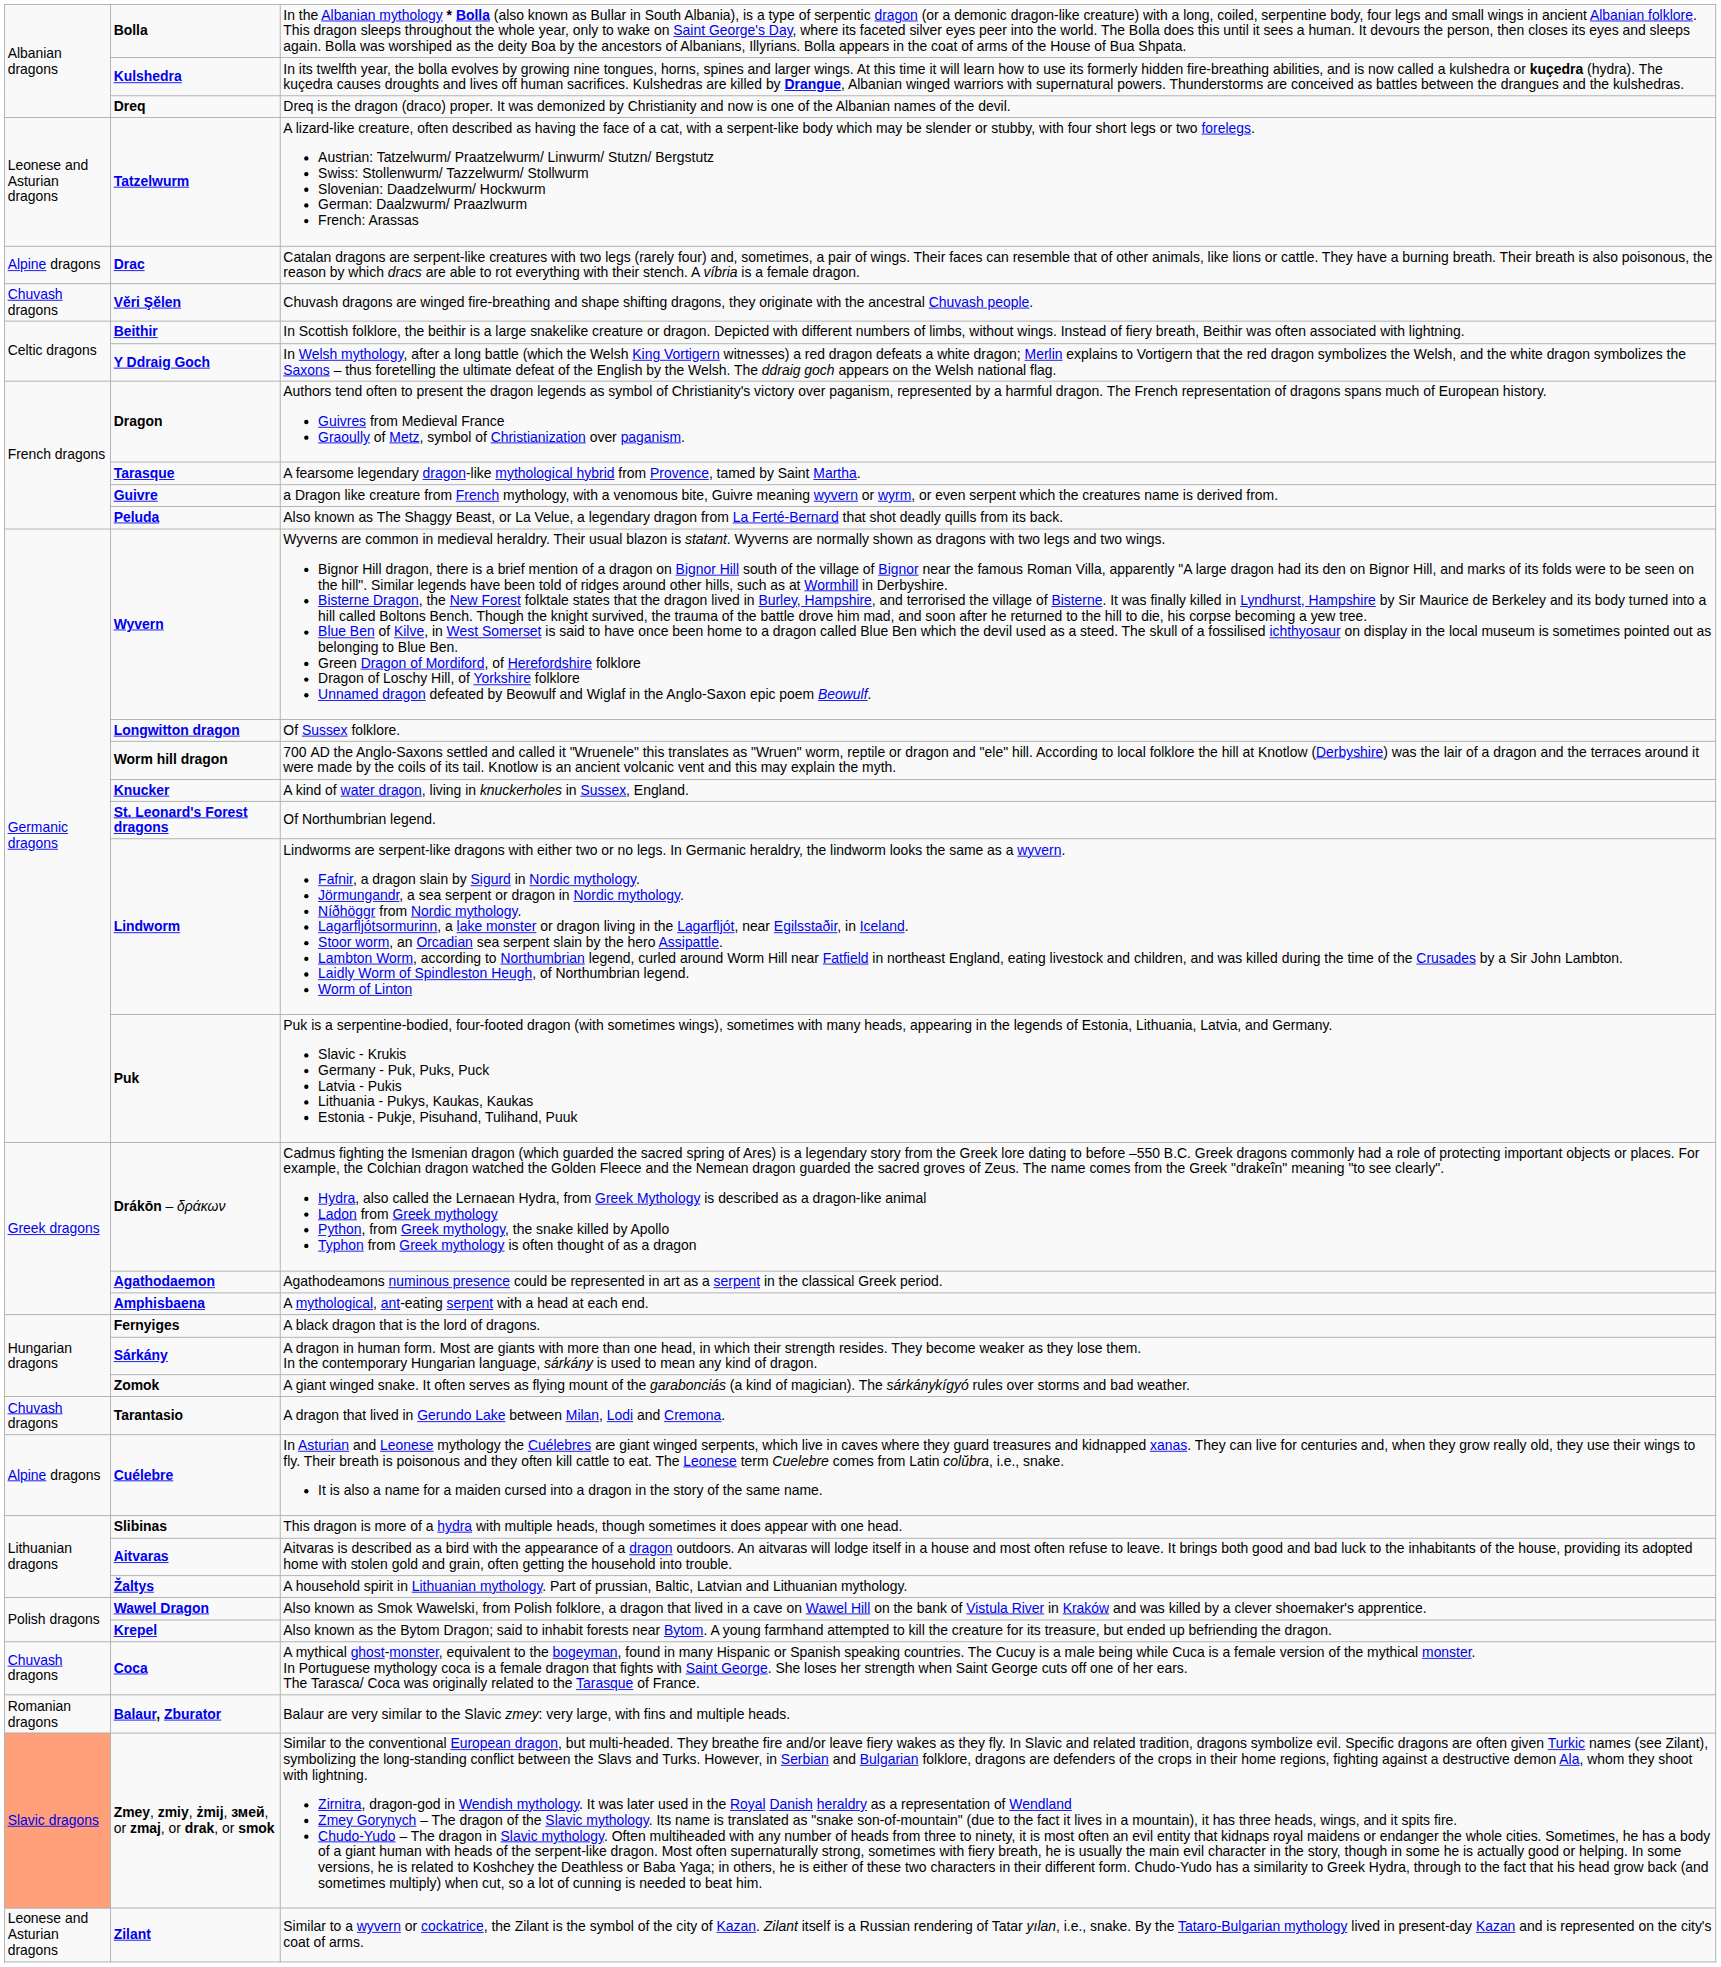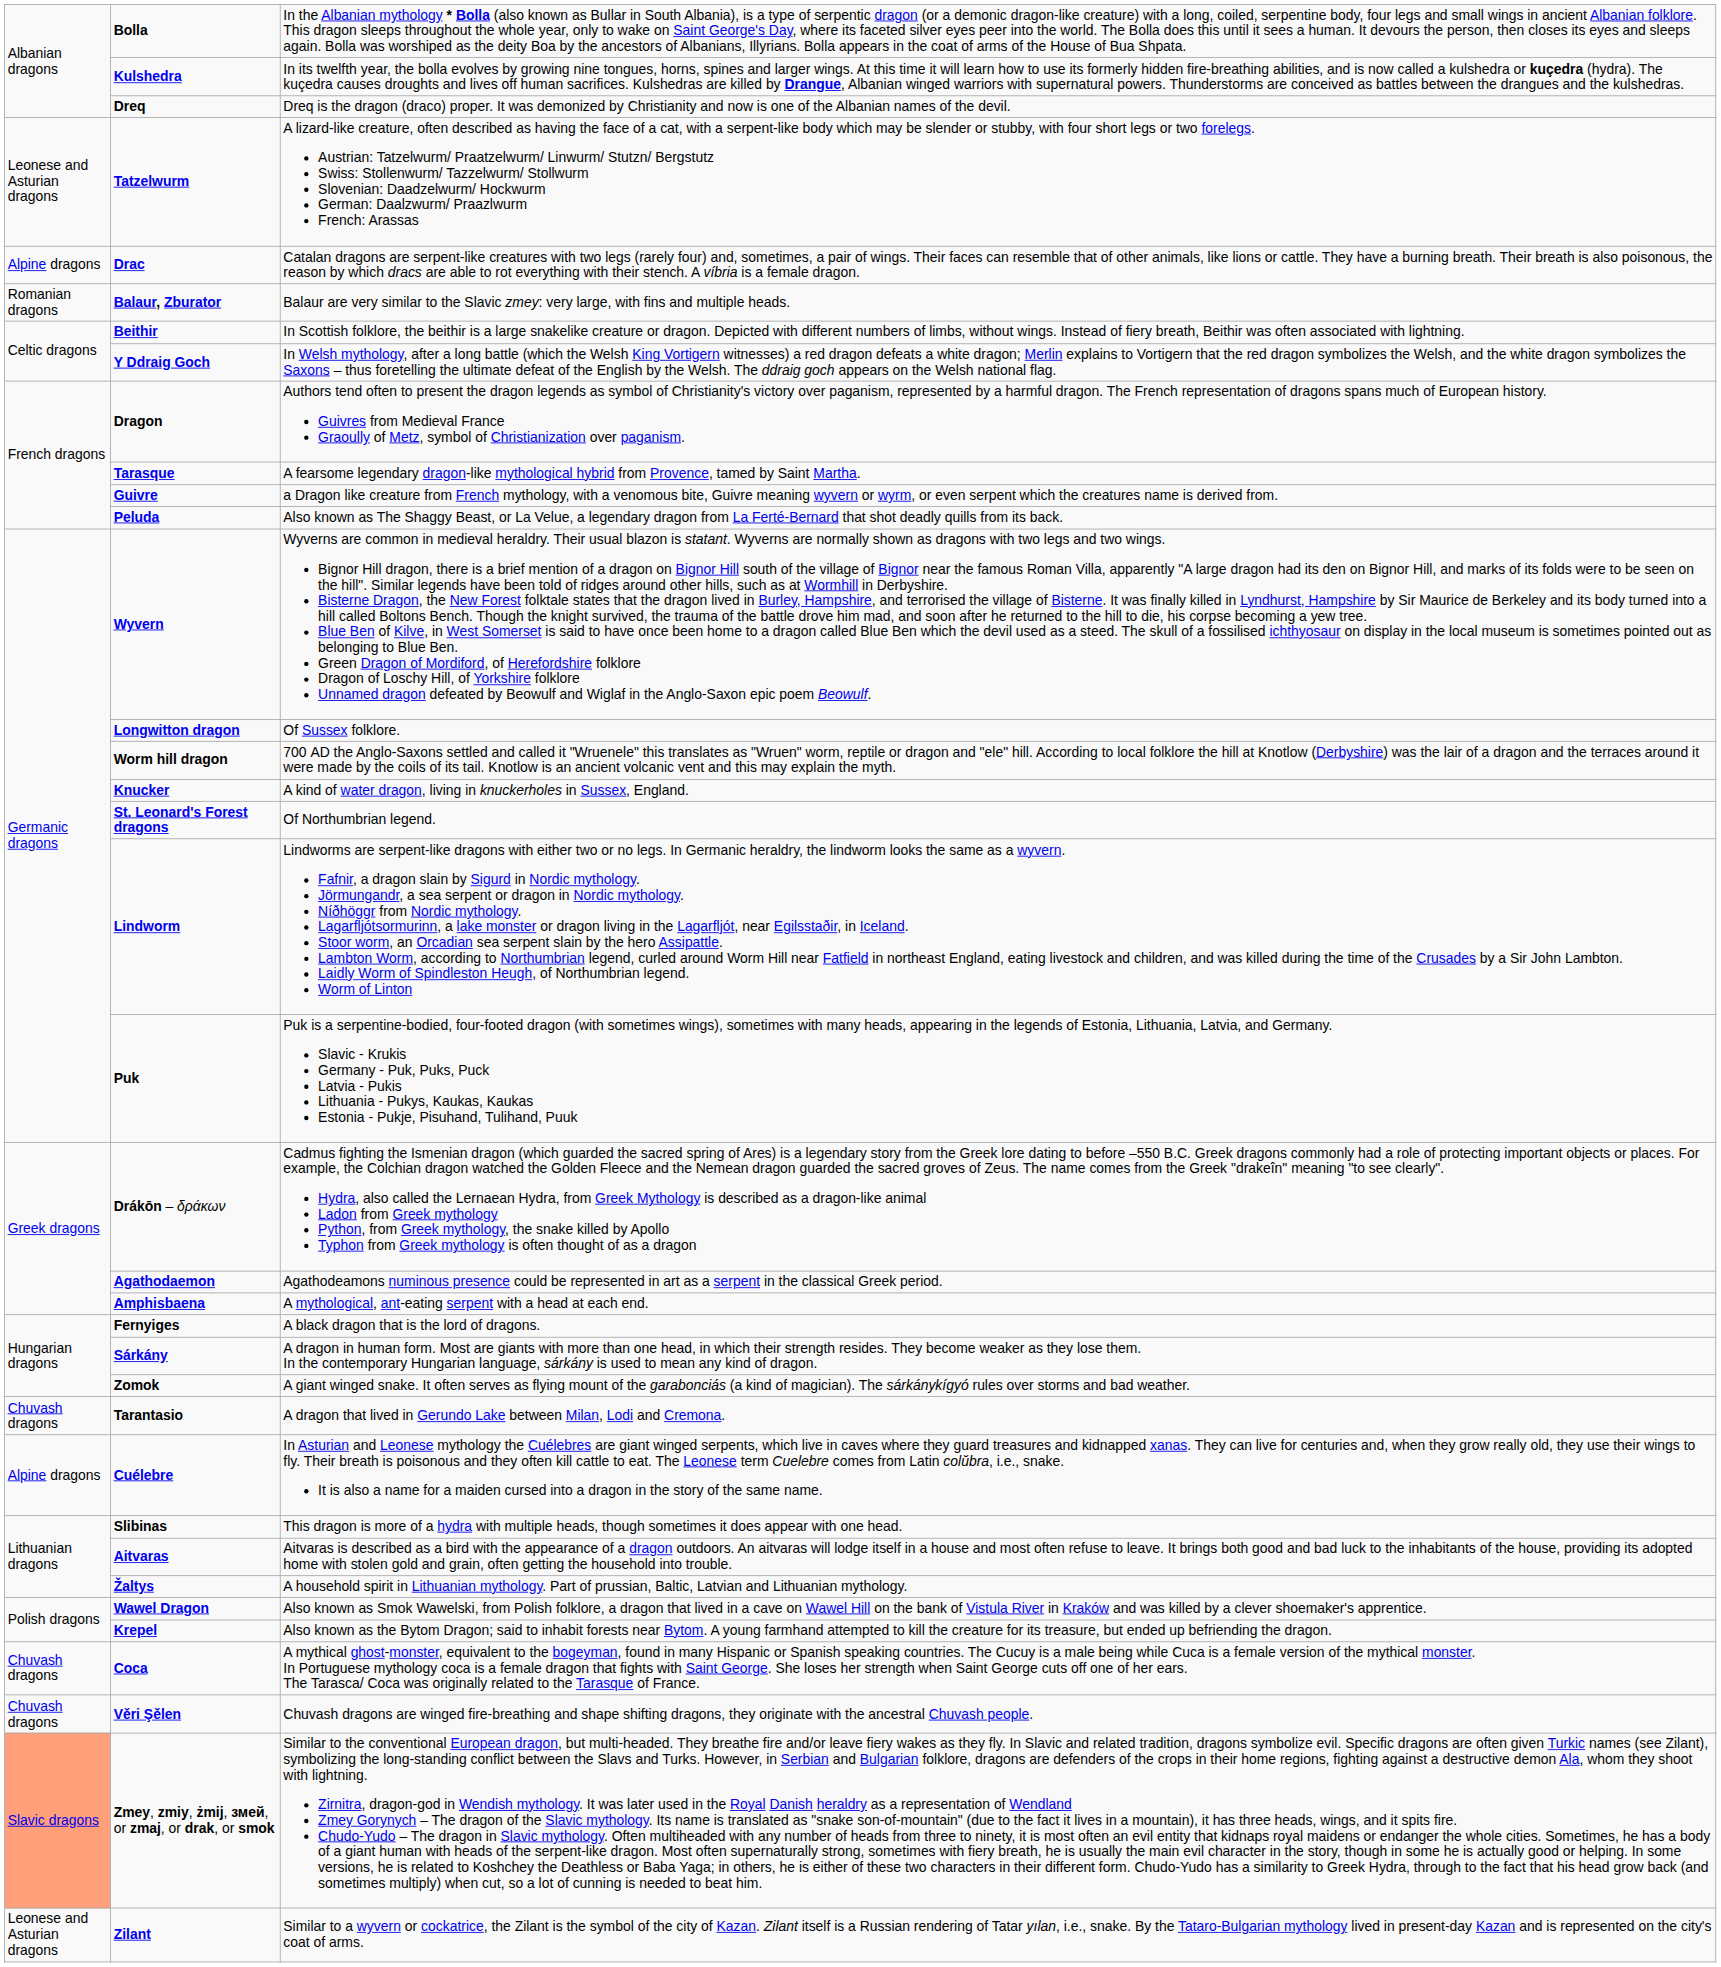rows swapped: (147, 302) <-> (167, 1714)
